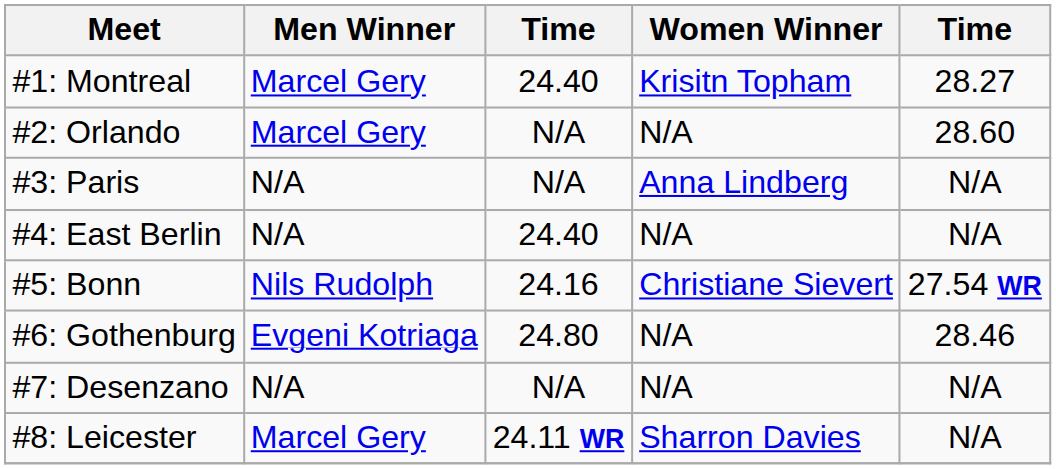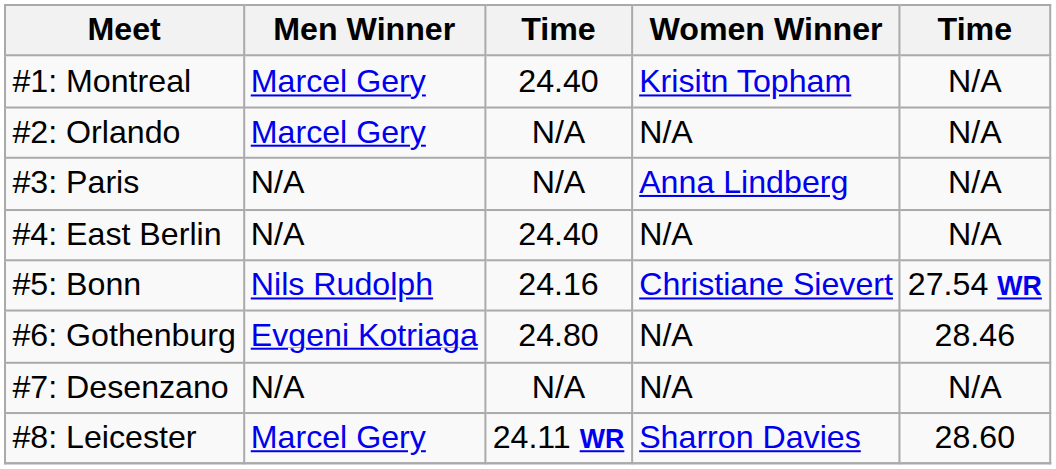(975, 81) 28.27 -> (975, 81) N/A
(975, 132) 28.60 -> (975, 132) N/A
(975, 438) N/A -> (975, 438) 28.60
